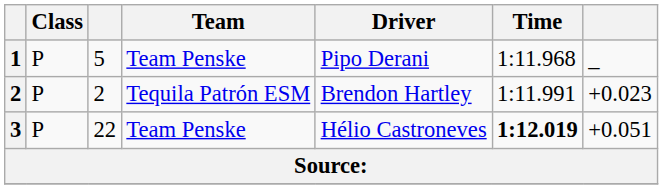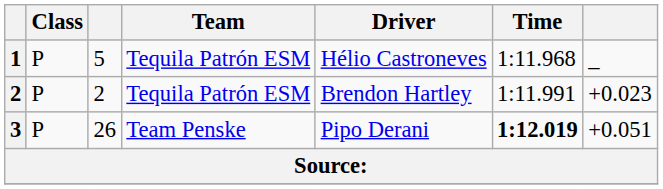(186, 58) Team Penske -> (218, 58) Tequila Patrón ESM
(375, 58) Pipo Derani -> (404, 58) Hélio Castroneves
(105, 129) 22 -> (105, 129) 26
(404, 129) Hélio Castroneves -> (375, 129) Pipo Derani
